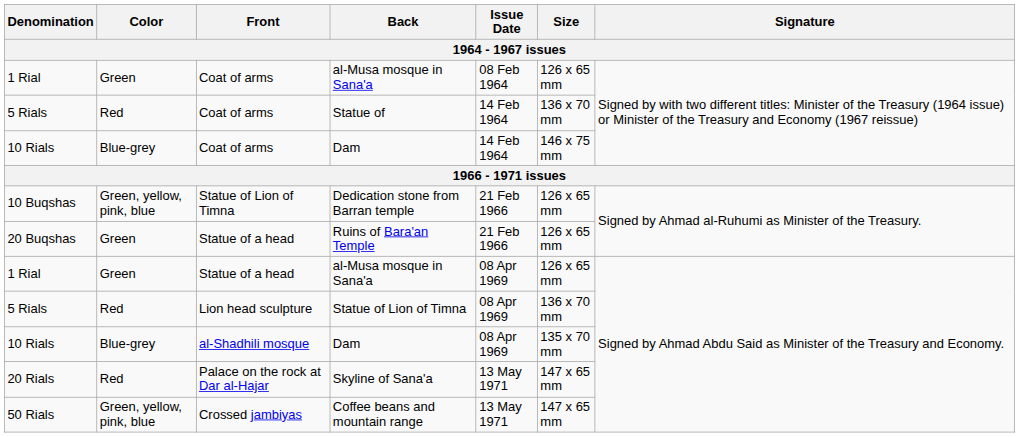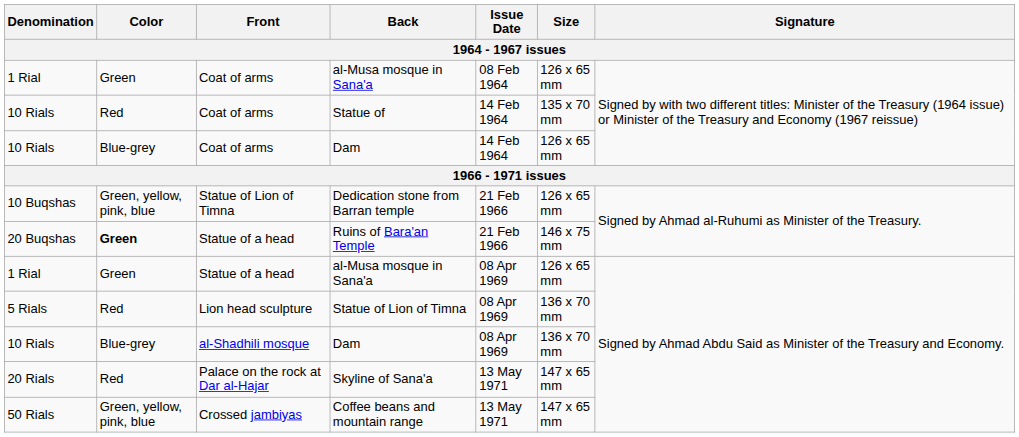(27, 112) 5 Rials -> (31, 112) 10 Rials
(565, 112) 136 x 70 mm -> (565, 112) 135 x 70 mm
(565, 148) 146 x 75 mm -> (565, 148) 126 x 65 mm
(118, 238) normal -> (119, 238) bold
(565, 238) 126 x 65 mm -> (565, 238) 146 x 75 mm
(565, 344) 135 x 70 mm -> (565, 344) 136 x 70 mm
